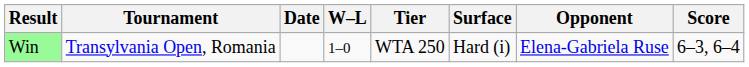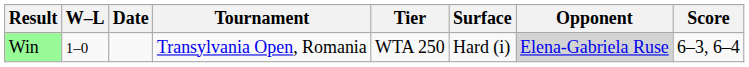columns swapped: (347, 18) <-> (171, 18)
(594, 47) no background -> (594, 47) lightgrey background
